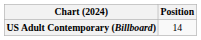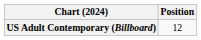(177, 27) 14 -> (177, 27) 12
